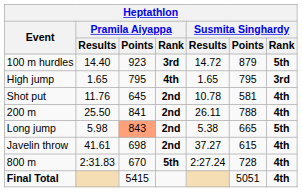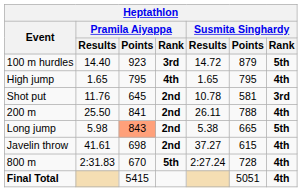(282, 79) 3rd -> (282, 79) 4th
(282, 96) 4th -> (282, 96) 3rd
